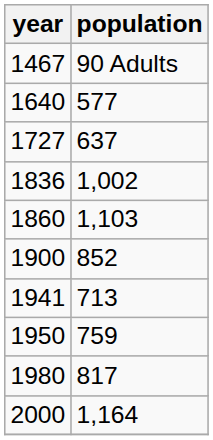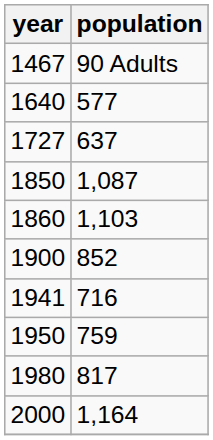- row: (38, 180)
+ row: (38, 180)
(97, 297) 713 -> (97, 297) 716
